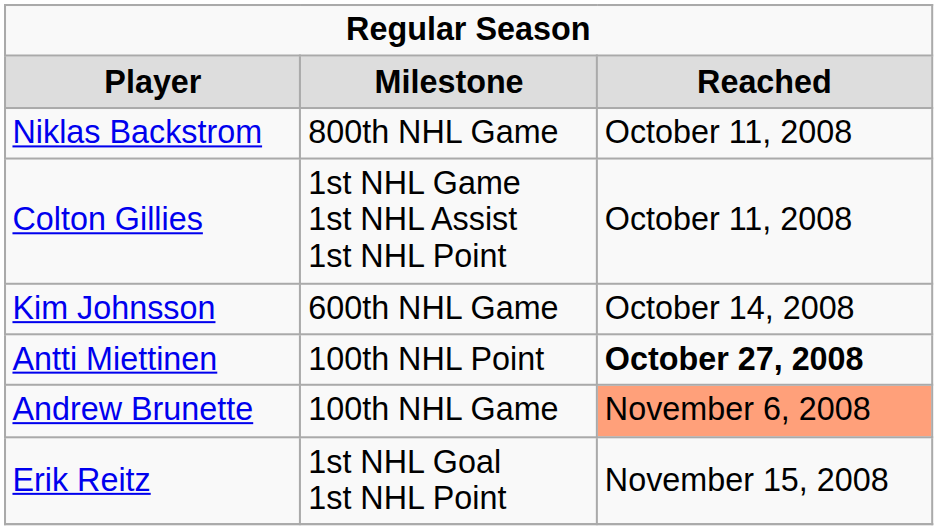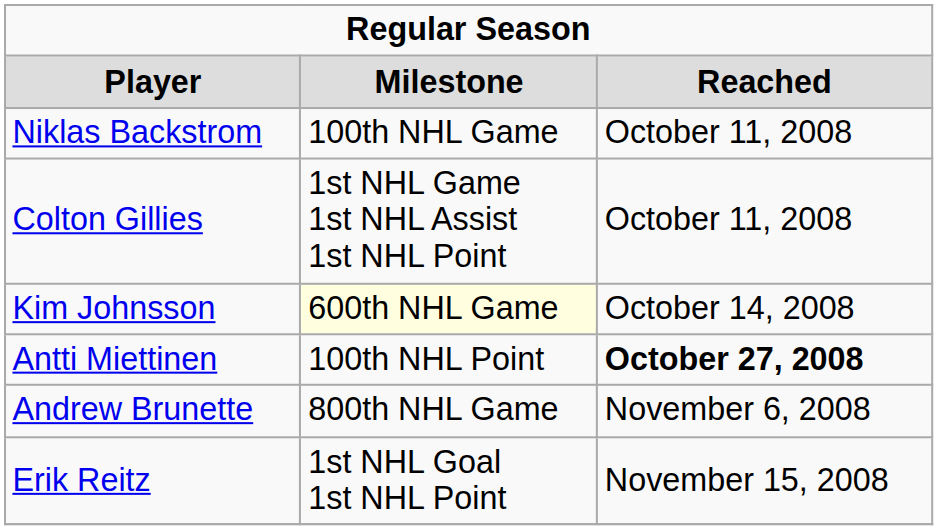(433, 132) 800th NHL Game -> (433, 132) 100th NHL Game
(433, 307) no background -> (433, 307) lightyellow background
(433, 410) 100th NHL Game -> (433, 410) 800th NHL Game
(738, 410) lightsalmon background -> (738, 410) no background
